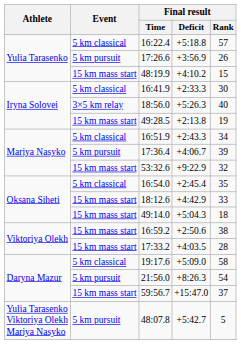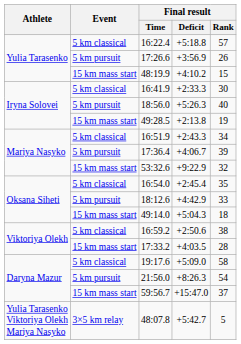(98, 105) 3×5 km relay -> (96, 105) 5 km pursuit
(104, 199) 15 km mass start -> (96, 199) 5 km pursuit
(104, 231) 15 km mass start -> (99, 231) 5 km classical
(96, 320) 5 km pursuit -> (98, 320) 3×5 km relay
